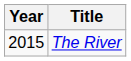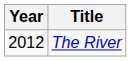(26, 42) 2015 -> (26, 42) 2012
